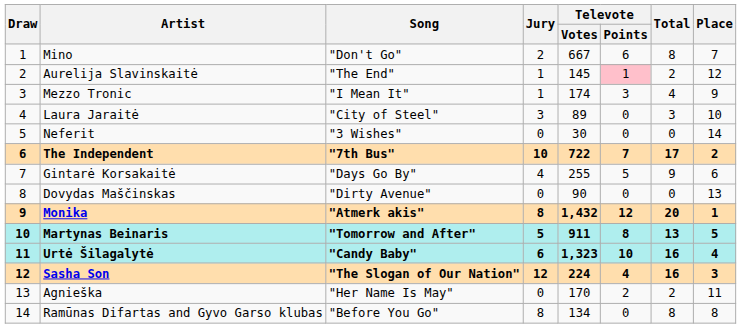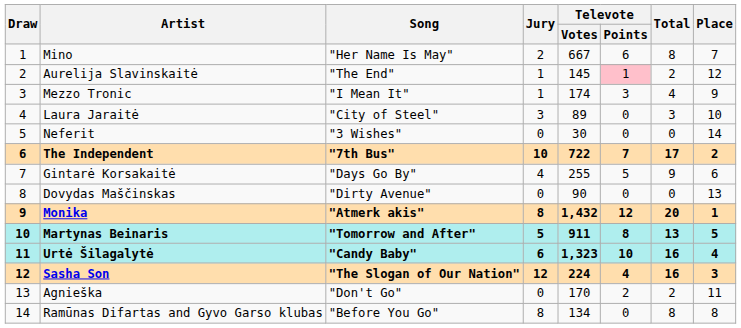(365, 54) "Don't Go" -> (391, 54) "Her Name Is May"
(391, 293) "Her Name Is May" -> (365, 293) "Don't Go"
